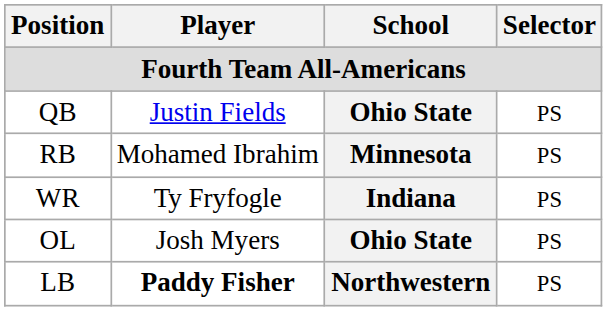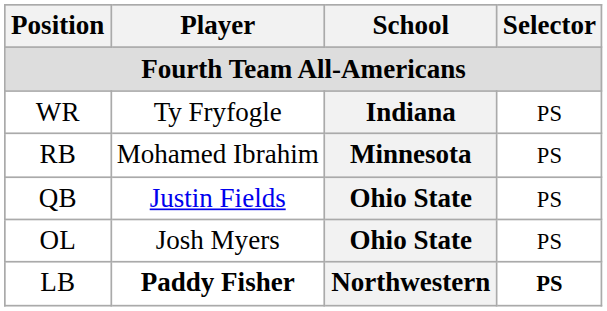rows swapped: (58, 111) <-> (58, 197)
(549, 284) normal -> (549, 283) bold
